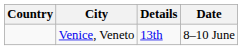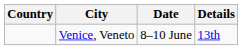columns swapped: (209, 14) <-> (159, 14)
